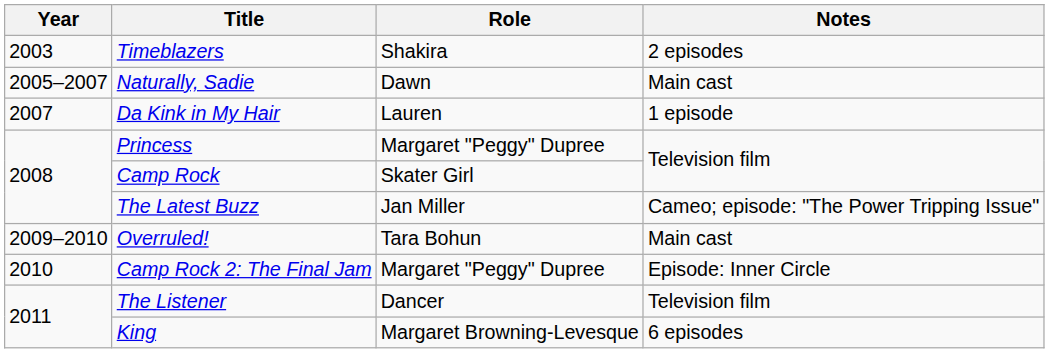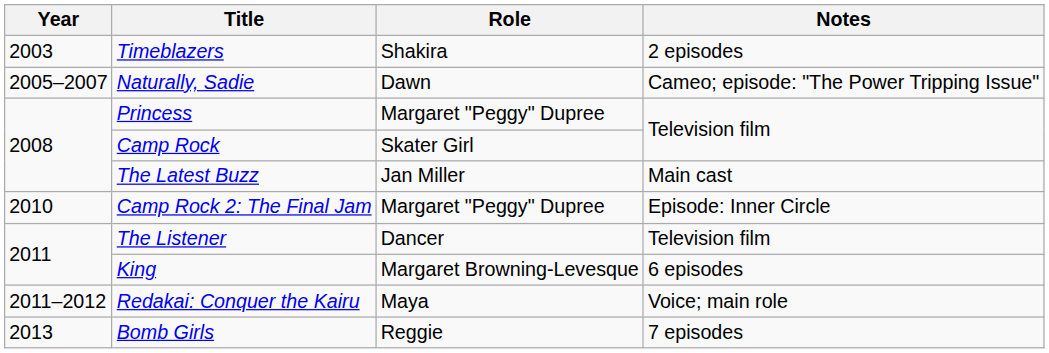(690, 82) Main cast -> (844, 82) Cameo; episode: "The Power Tripping Issue"
- row: (198, 113)
(844, 207) Cameo; episode: "The Power Tripping Issue" -> (690, 176) Main cast
- row: (163, 238)
+ row: (238, 301)
+ row: (165, 332)
